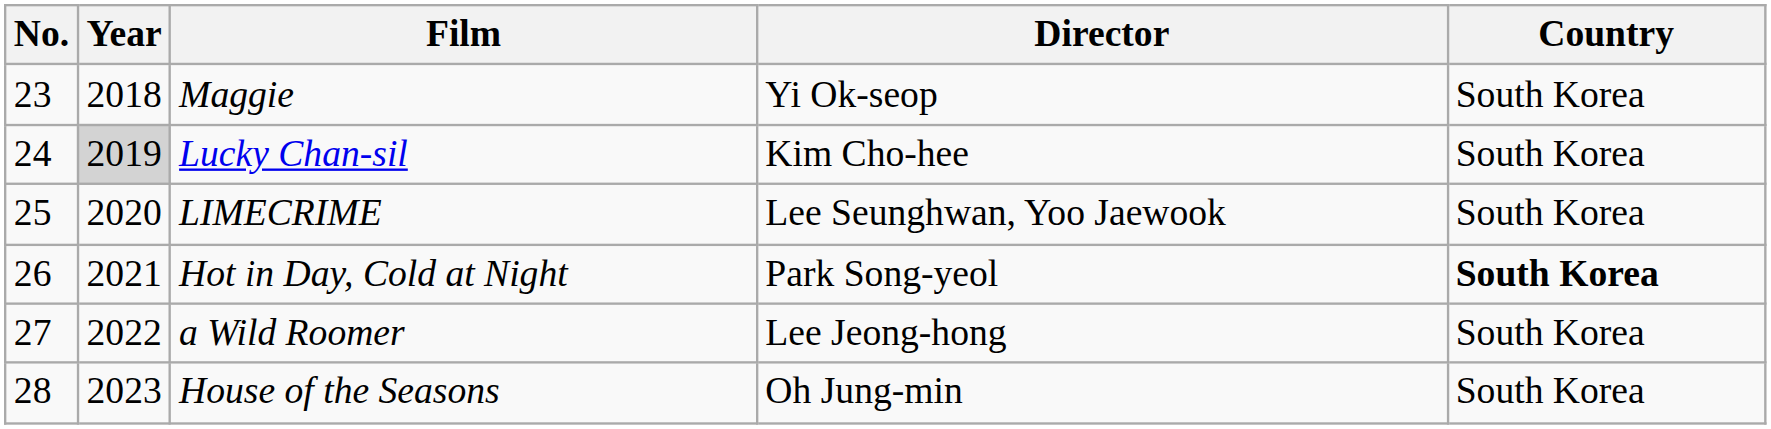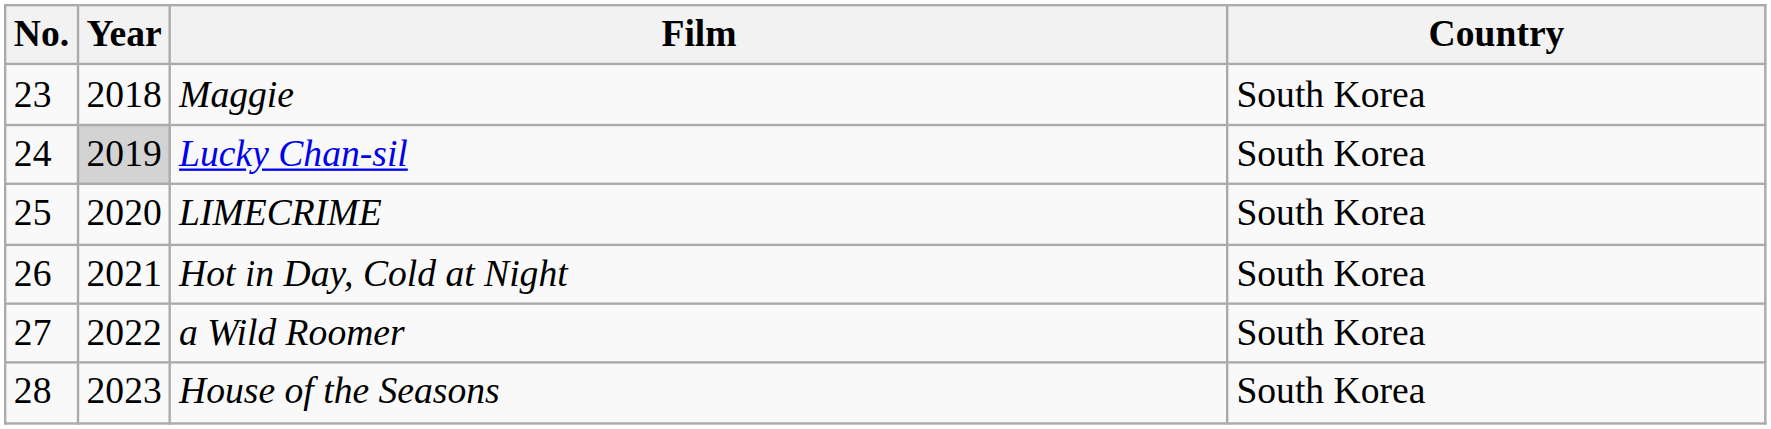- column: (1102, 34)
(1557, 272) bold -> (1331, 272) normal
